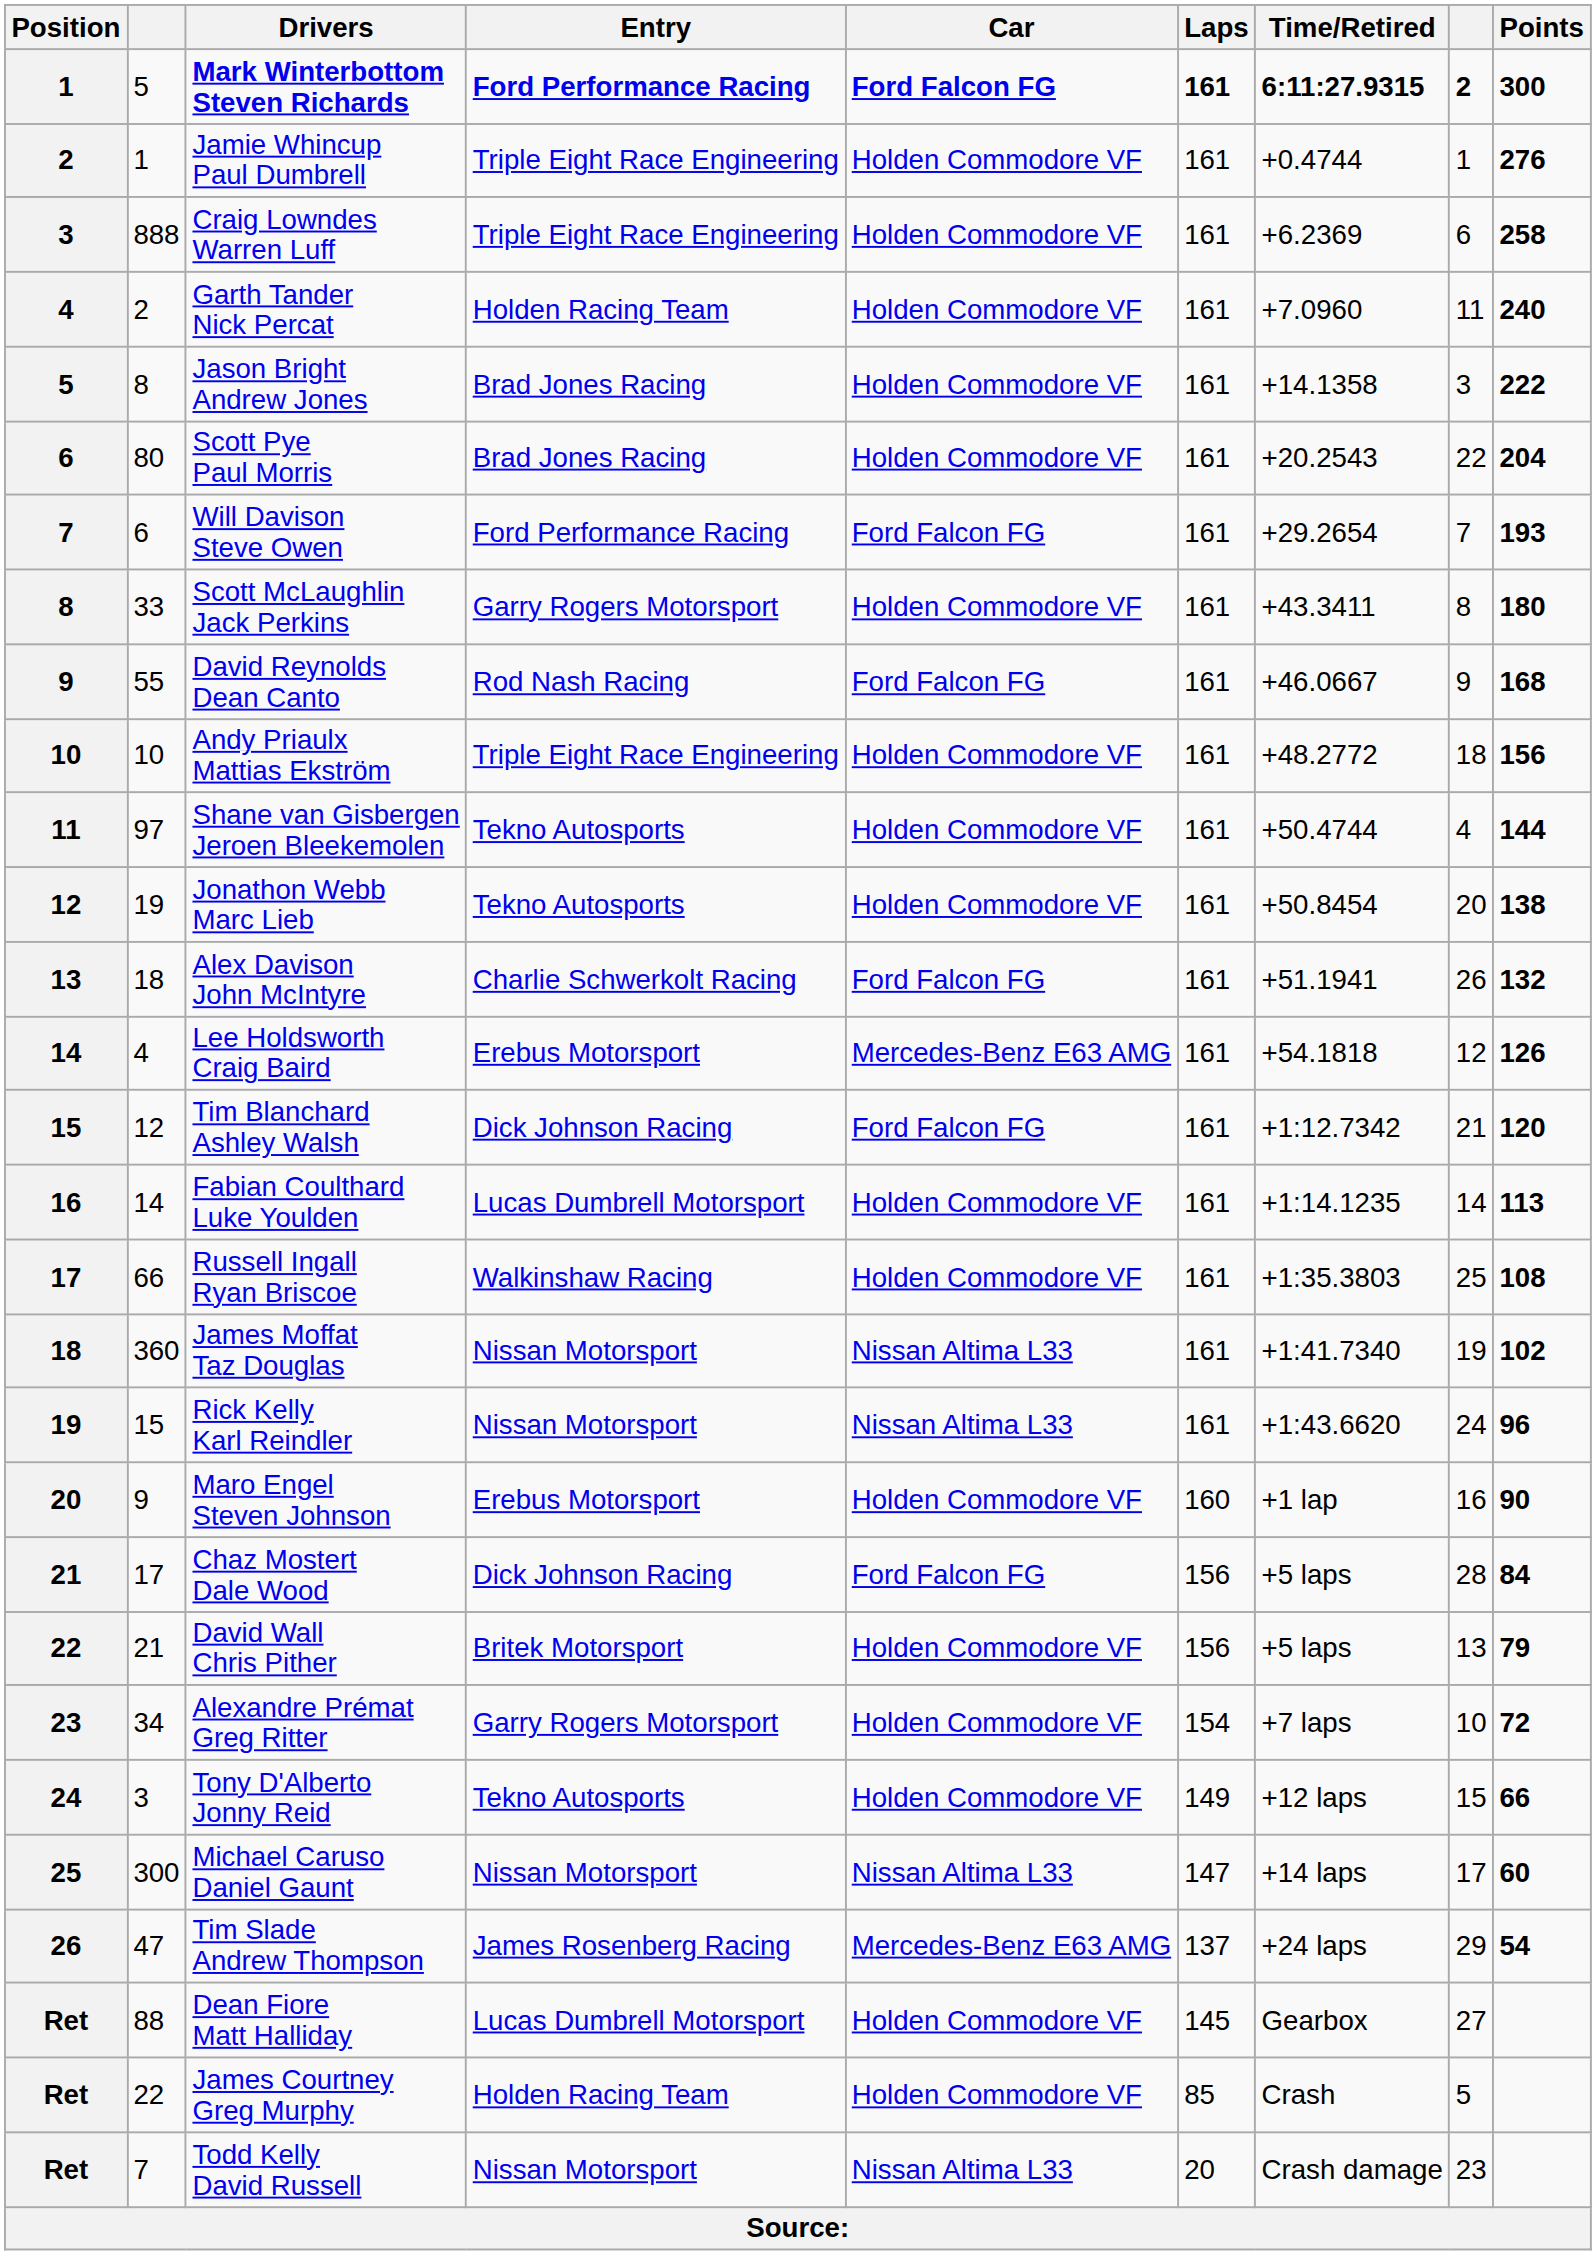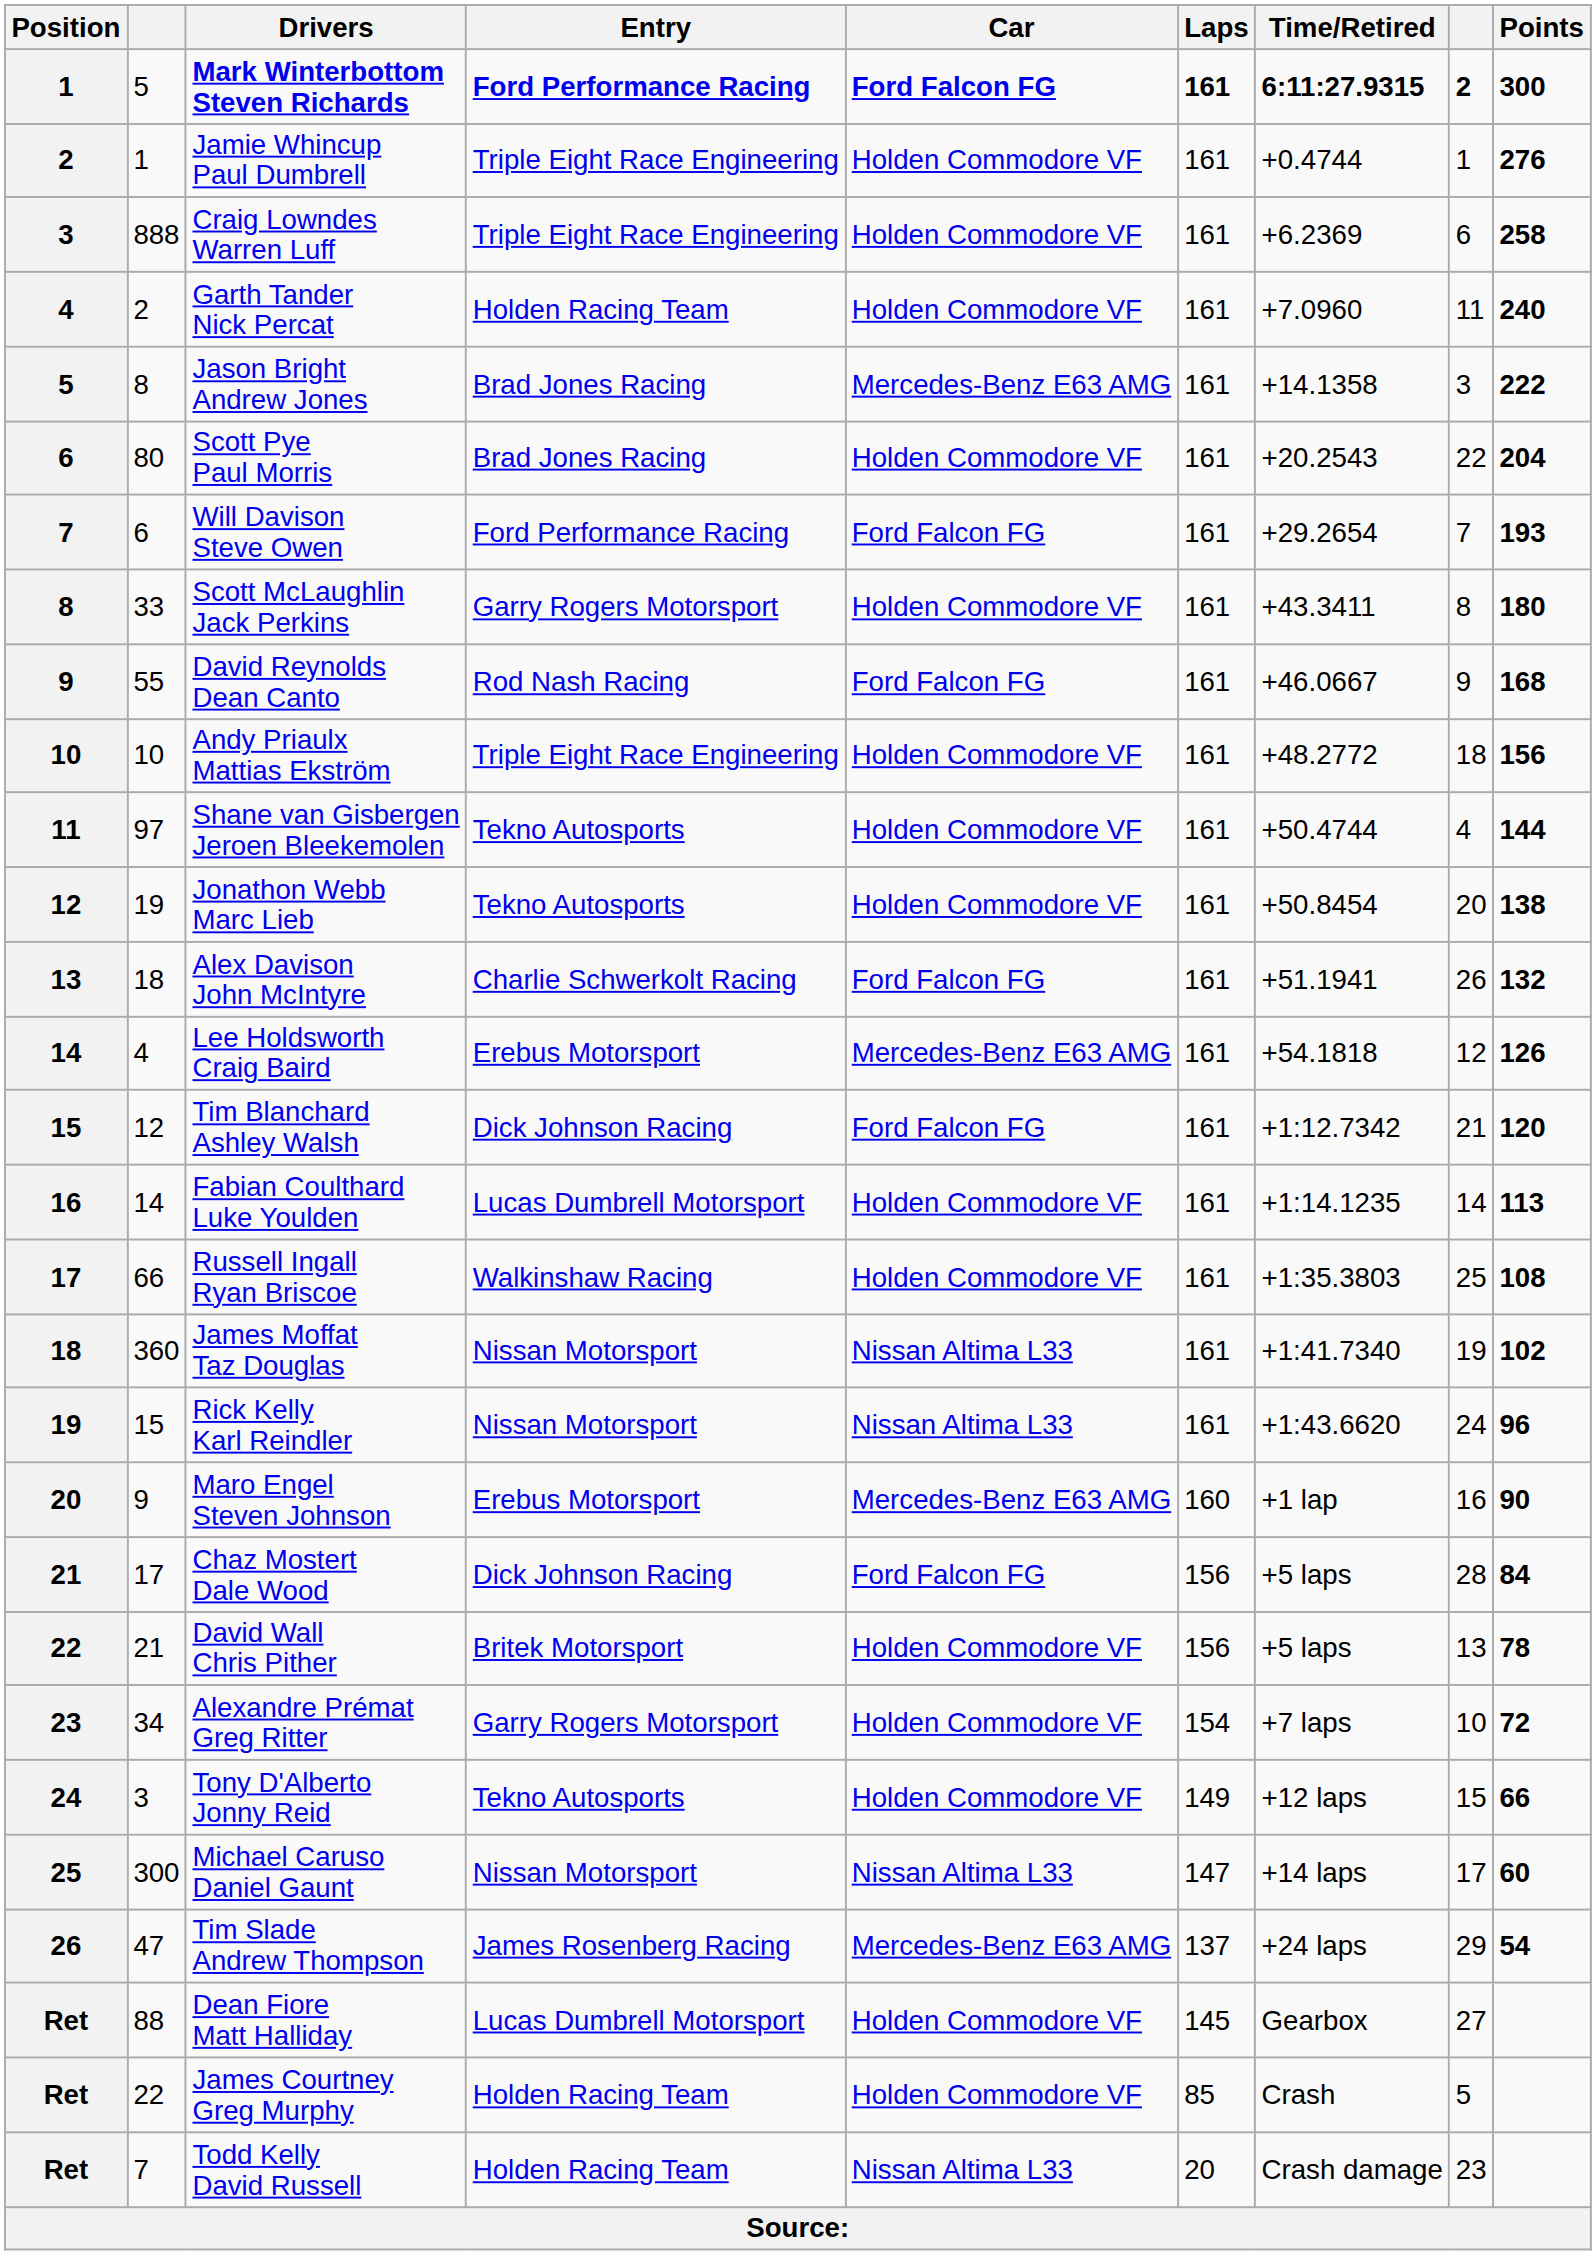(997, 384) Holden Commodore VF -> (1011, 384) Mercedes-Benz E63 AMG
(997, 1500) Holden Commodore VF -> (1011, 1500) Mercedes-Benz E63 AMG
(1515, 1649) 79 -> (1515, 1649) 78
(585, 2169) Nissan Motorsport -> (601, 2169) Holden Racing Team
